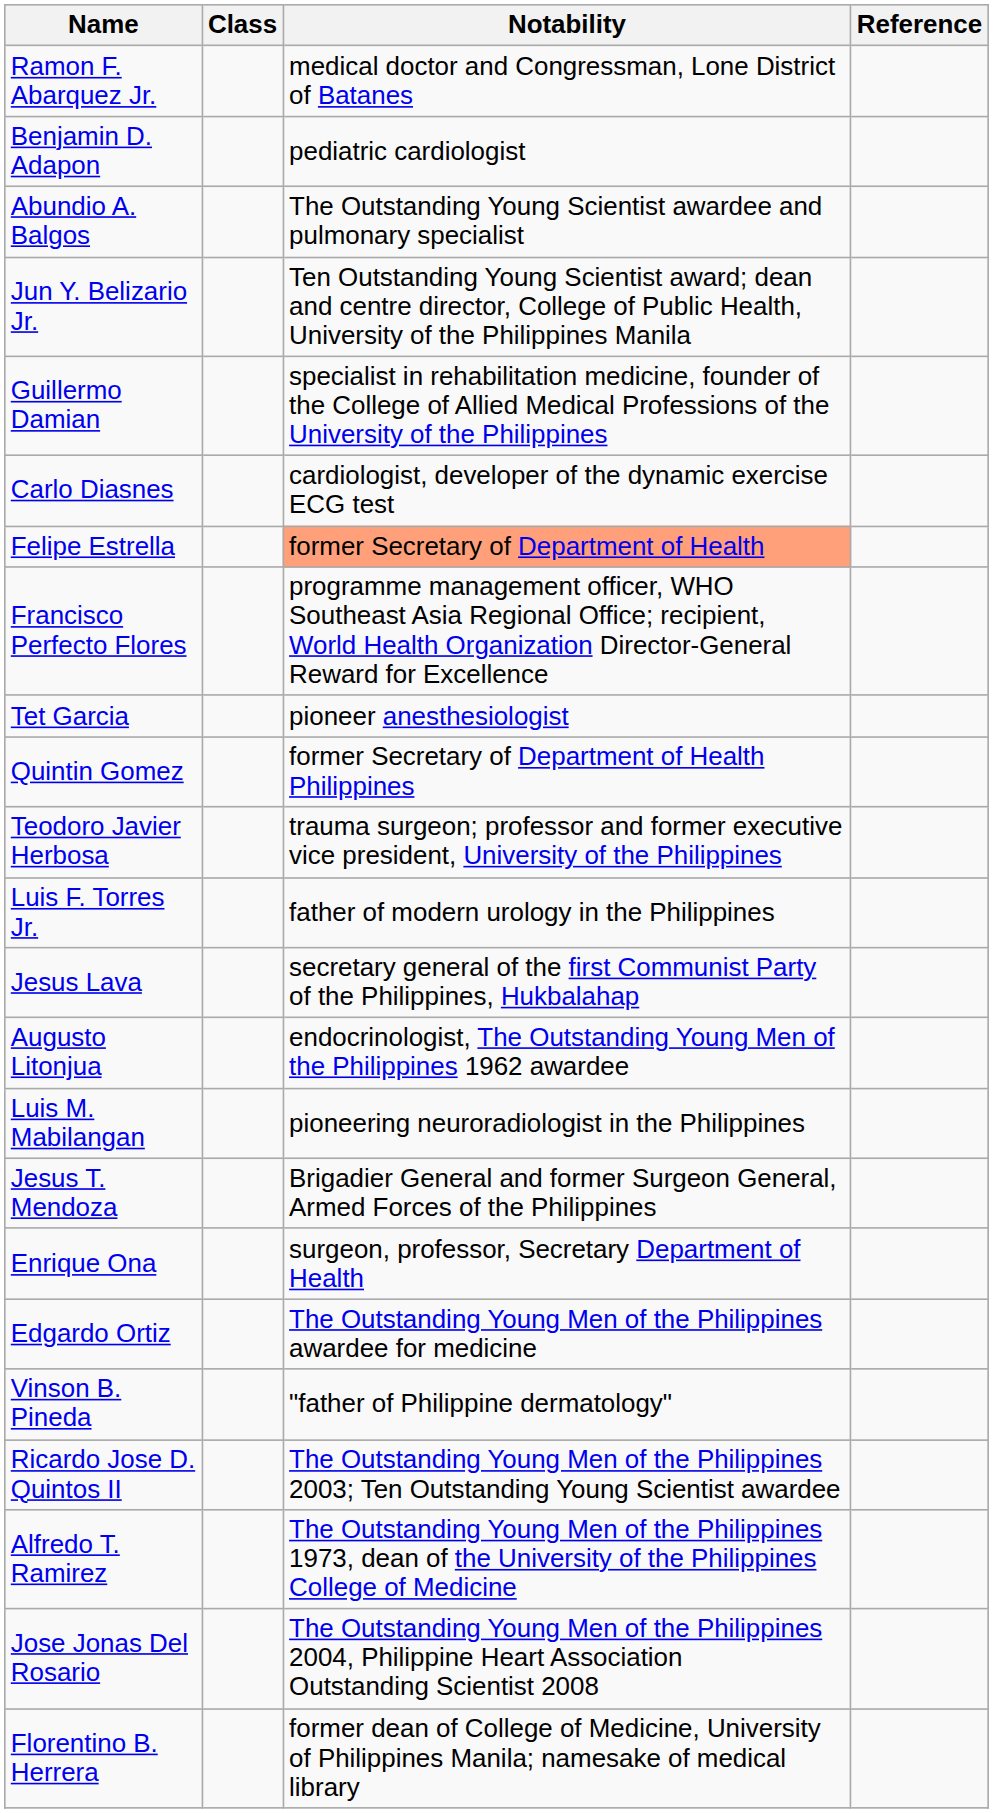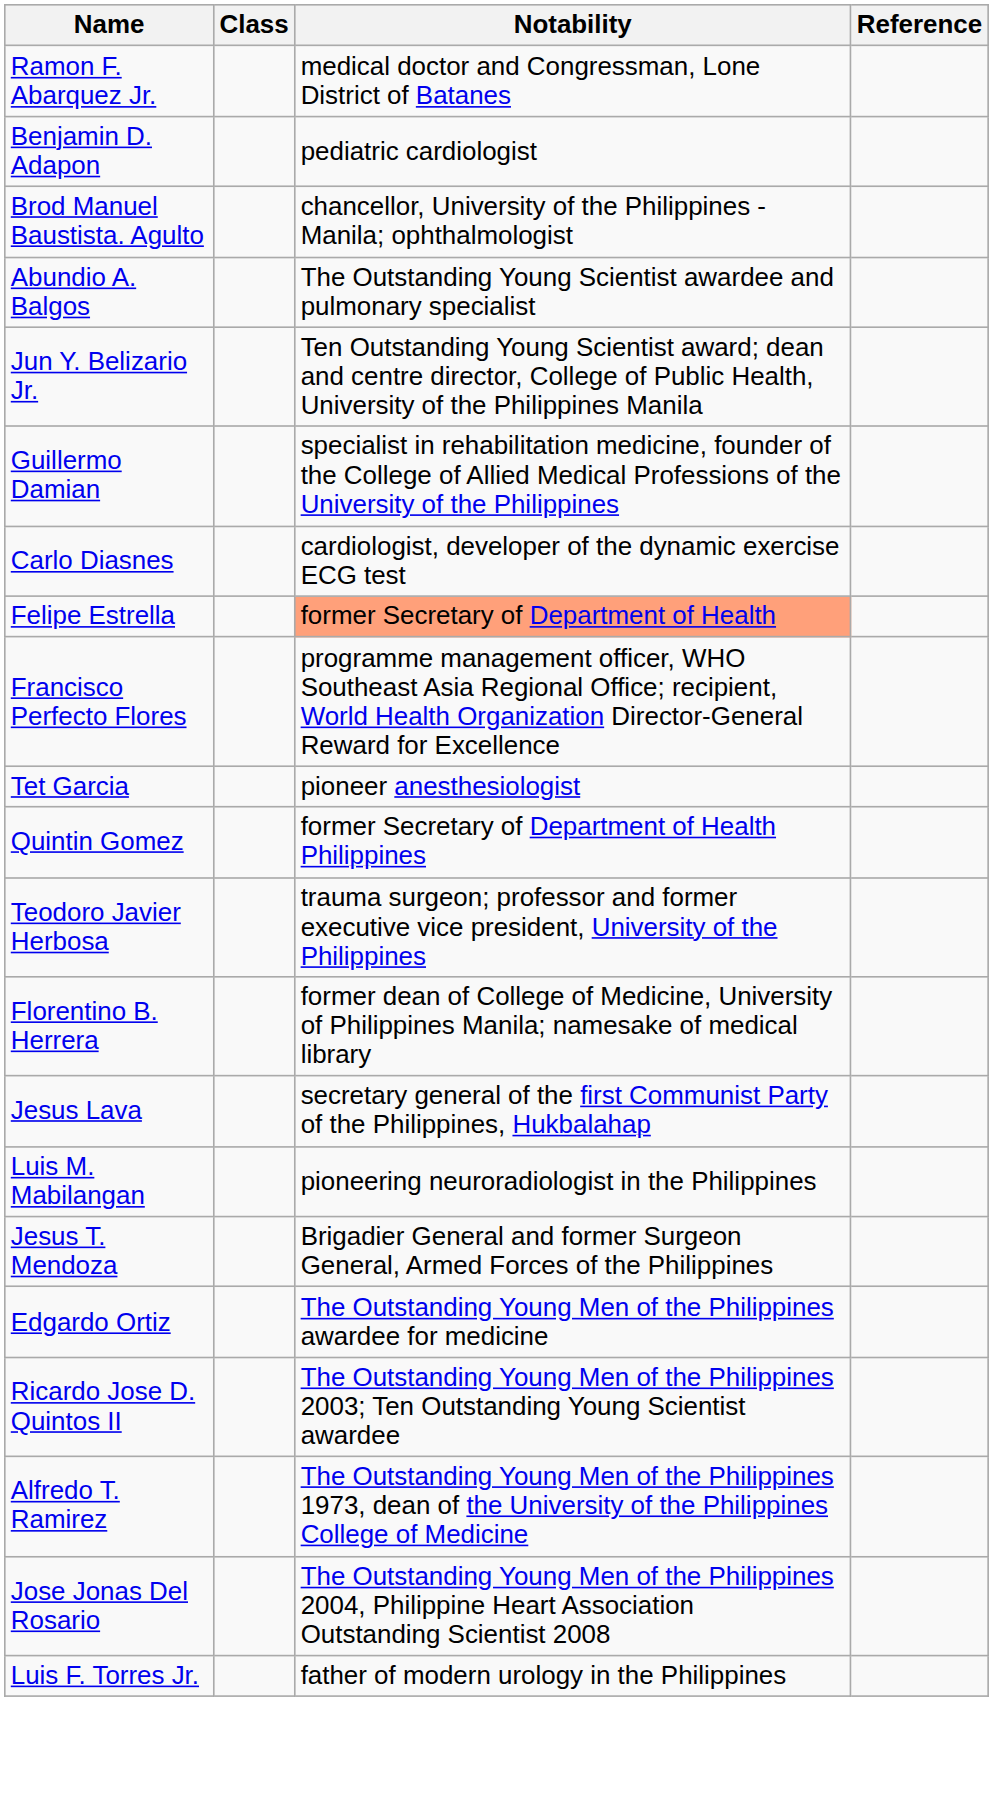+ row: (107, 221)
rows swapped: (84, 1757) <-> (88, 912)
- row: (58, 1052)
- row: (84, 1263)
- row: (66, 1403)
